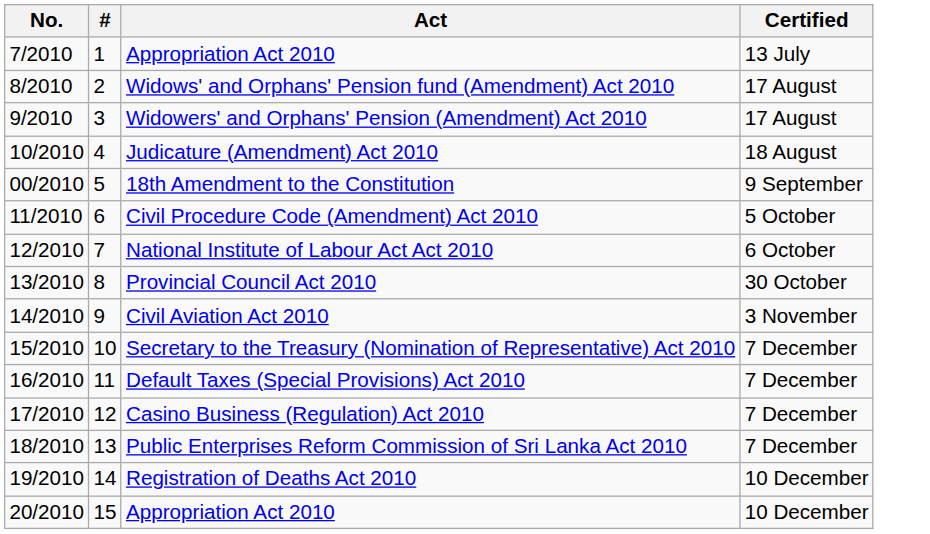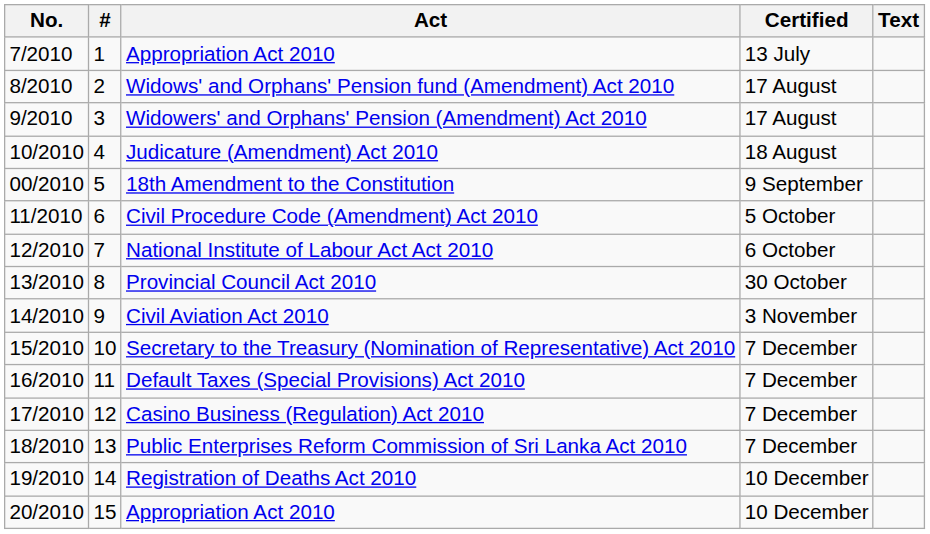+ column: (899, 20)
